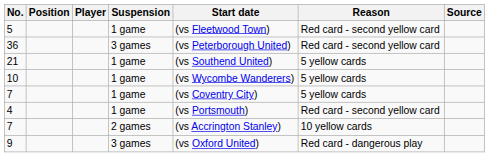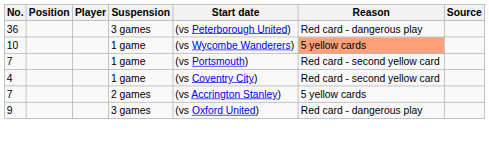- row: (10, 29)
(370, 45) Red card - second yellow card -> (362, 29) Red card - dangerous play
- row: (12, 62)
(333, 78) no background -> (333, 45) lightsalmon background
(216, 95) (vs Coventry City) -> (212, 62) (vs Portsmouth)
(333, 95) 5 yellow cards -> (370, 62) Red card - second yellow card
(212, 111) (vs Portsmouth) -> (216, 78) (vs Coventry City)
(336, 127) 10 yellow cards -> (333, 95) 5 yellow cards
